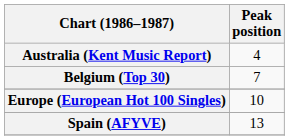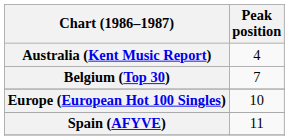(257, 123) 13 -> (257, 123) 11
